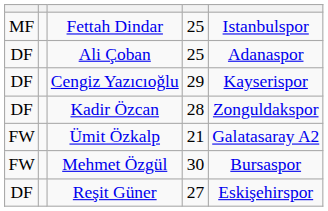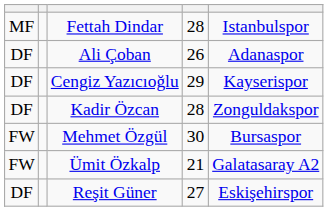(195, 26) 25 -> (195, 26) 28
(195, 54) 25 -> (195, 54) 26
rows swapped: (115, 137) <-> (115, 164)
